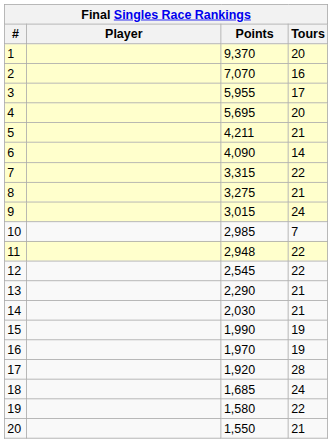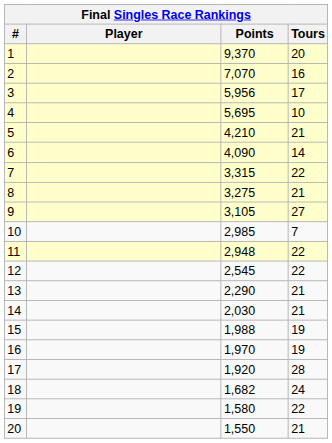(239, 93) 5,955 -> (239, 93) 5,956
(298, 113) 20 -> (298, 113) 10
(239, 133) 4,211 -> (239, 133) 4,210
(239, 212) 3,015 -> (239, 212) 3,105
(298, 212) 24 -> (298, 212) 27
(239, 330) 1,990 -> (239, 330) 1,988
(239, 389) 1,685 -> (239, 389) 1,682
